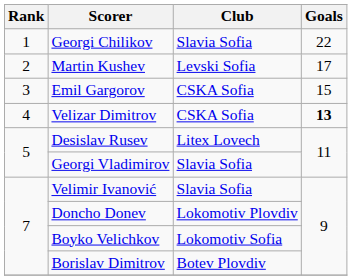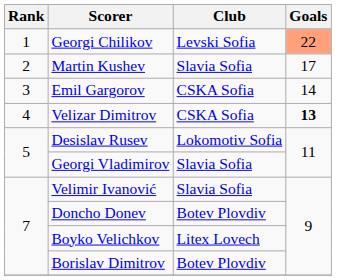(214, 41) Slavia Sofia -> (216, 41) Levski Sofia
(324, 41) no background -> (308, 41) lightsalmon background
(216, 66) Levski Sofia -> (214, 66) Slavia Sofia
(324, 90) 15 -> (308, 90) 14
(218, 139) Litex Lovech -> (229, 139) Lokomotiv Sofia
(237, 213) Lokomotiv Plovdiv -> (221, 213) Botev Plovdiv
(229, 238) Lokomotiv Sofia -> (218, 238) Litex Lovech
